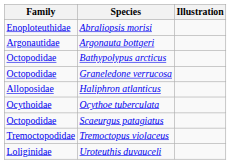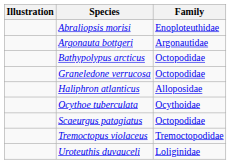columns swapped: (200, 12) <-> (41, 12)
